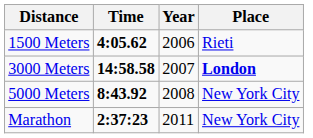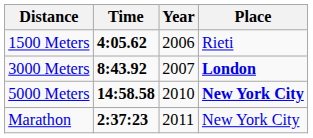(126, 68) 14:58.58 -> (122, 68) 8:43.92
(122, 94) 8:43.92 -> (126, 94) 14:58.58
(178, 94) 2008 -> (178, 94) 2010
(251, 94) normal -> (253, 94) bold
